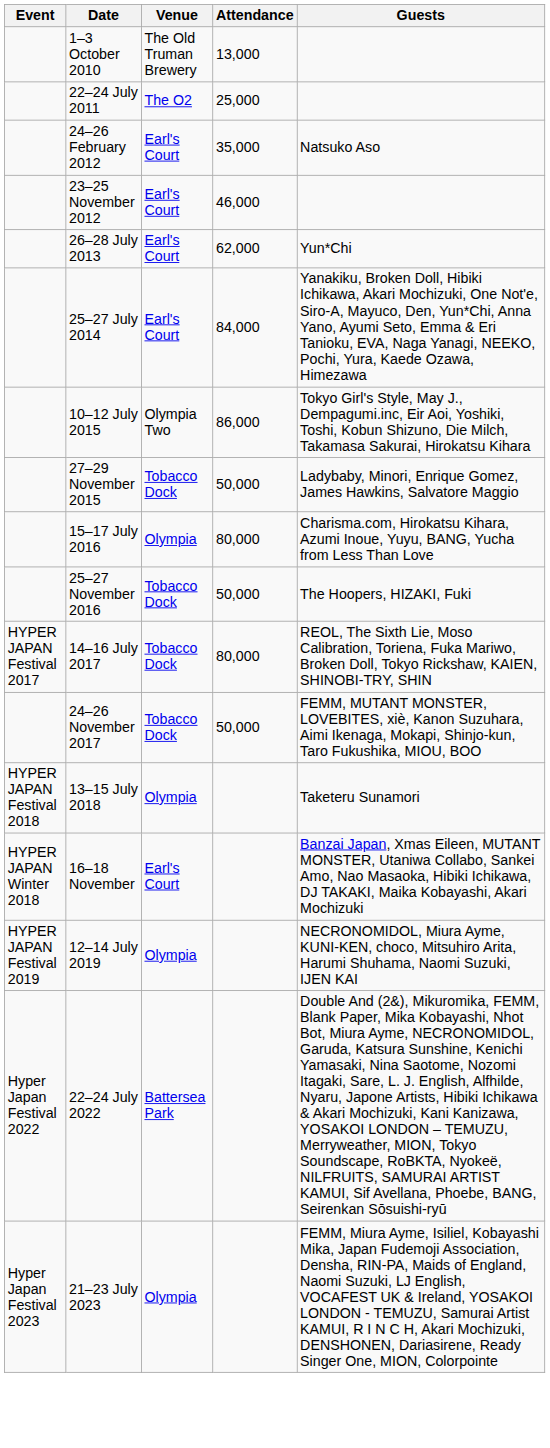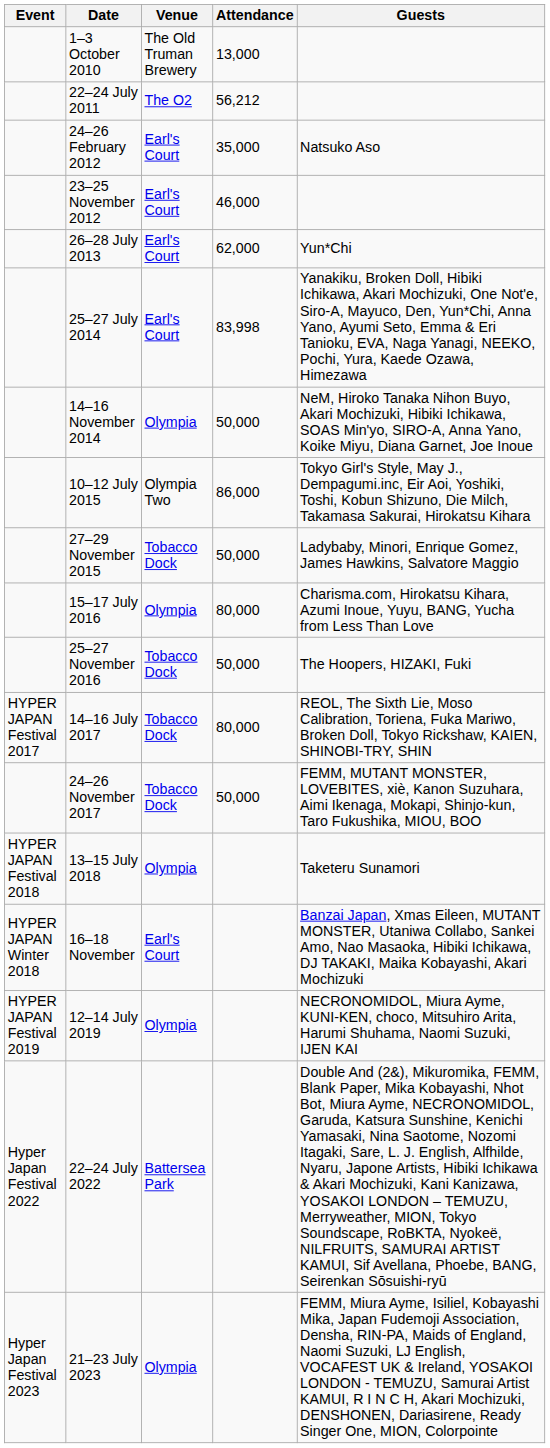(238, 101) 25,000 -> (238, 101) 56,212
(238, 327) 84,000 -> (238, 327) 83,998
+ row: (102, 422)
